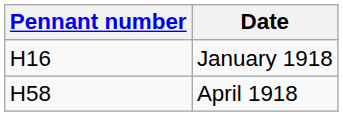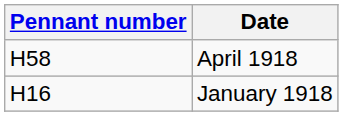rows swapped: (265, 57) <-> (247, 93)
